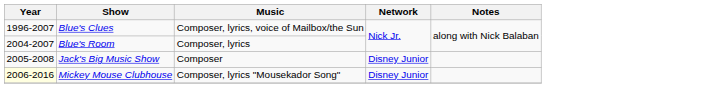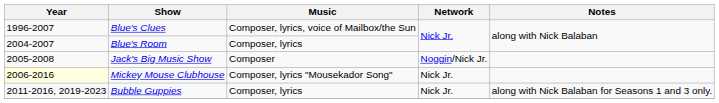(398, 59) Disney Junior -> (454, 59) Noggin/Nick Jr.
(398, 75) Disney Junior -> (437, 75) Nick Jr.
+ row: (146, 91)
